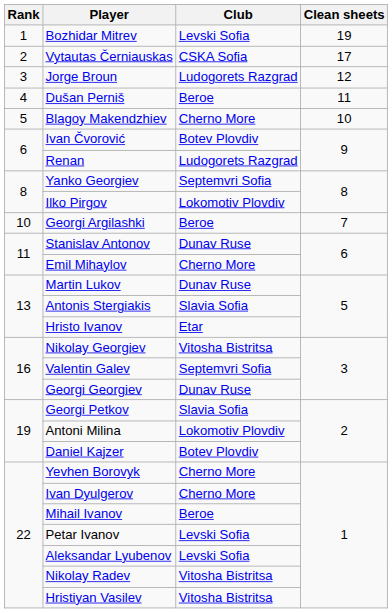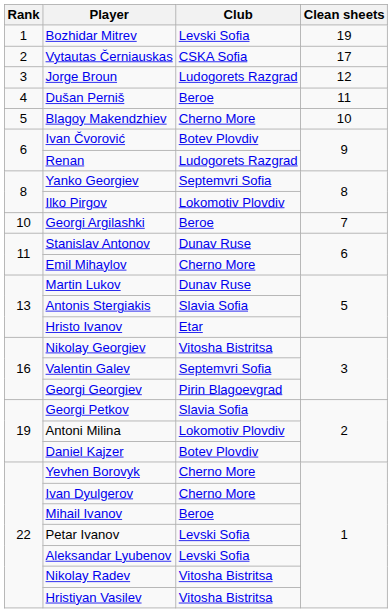(215, 389) Dunav Ruse -> (231, 389) Pirin Blagoevgrad
